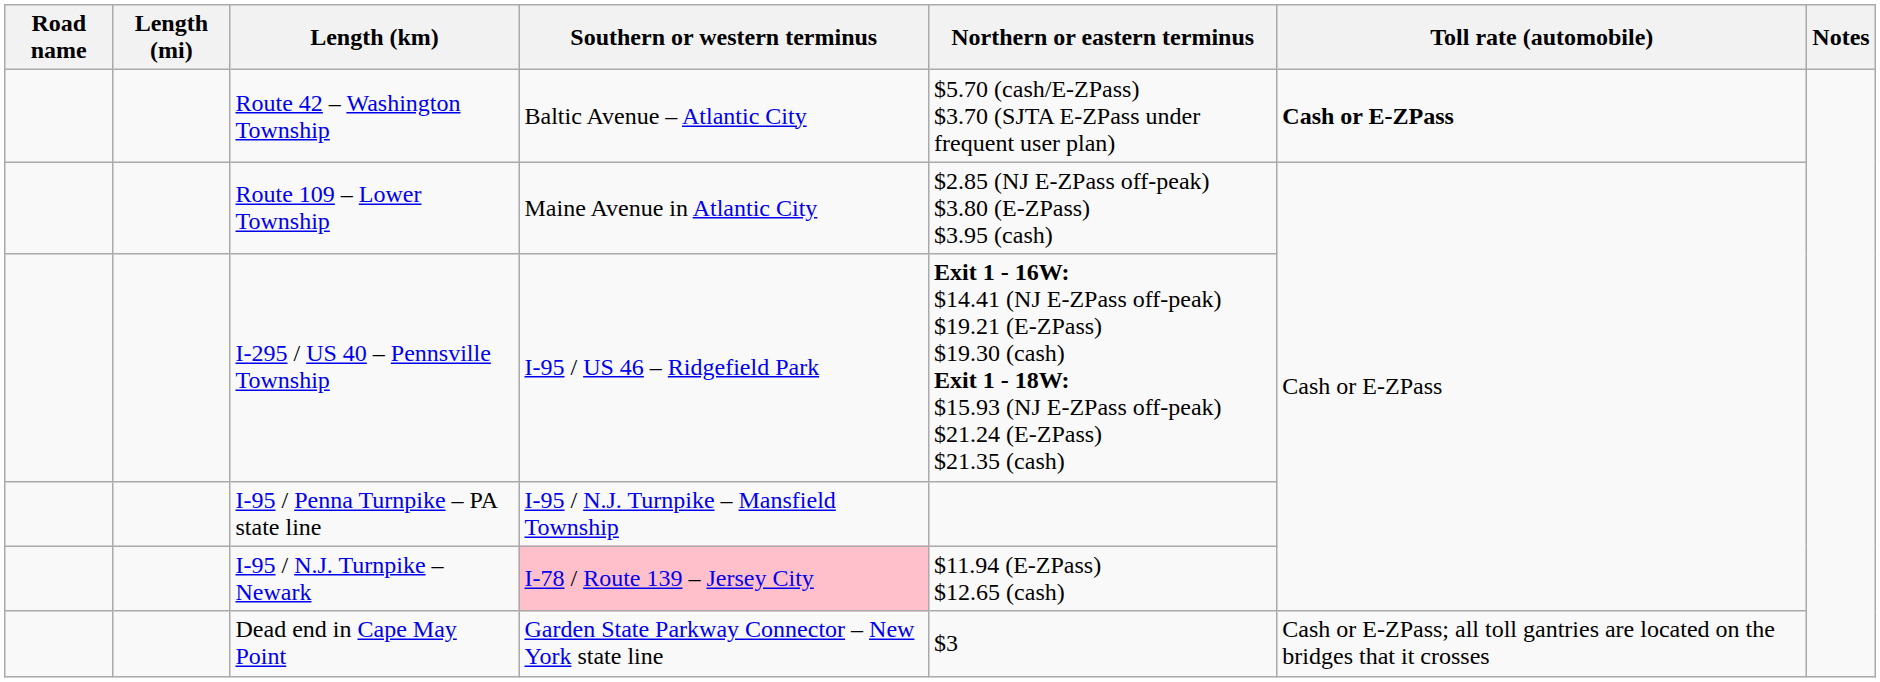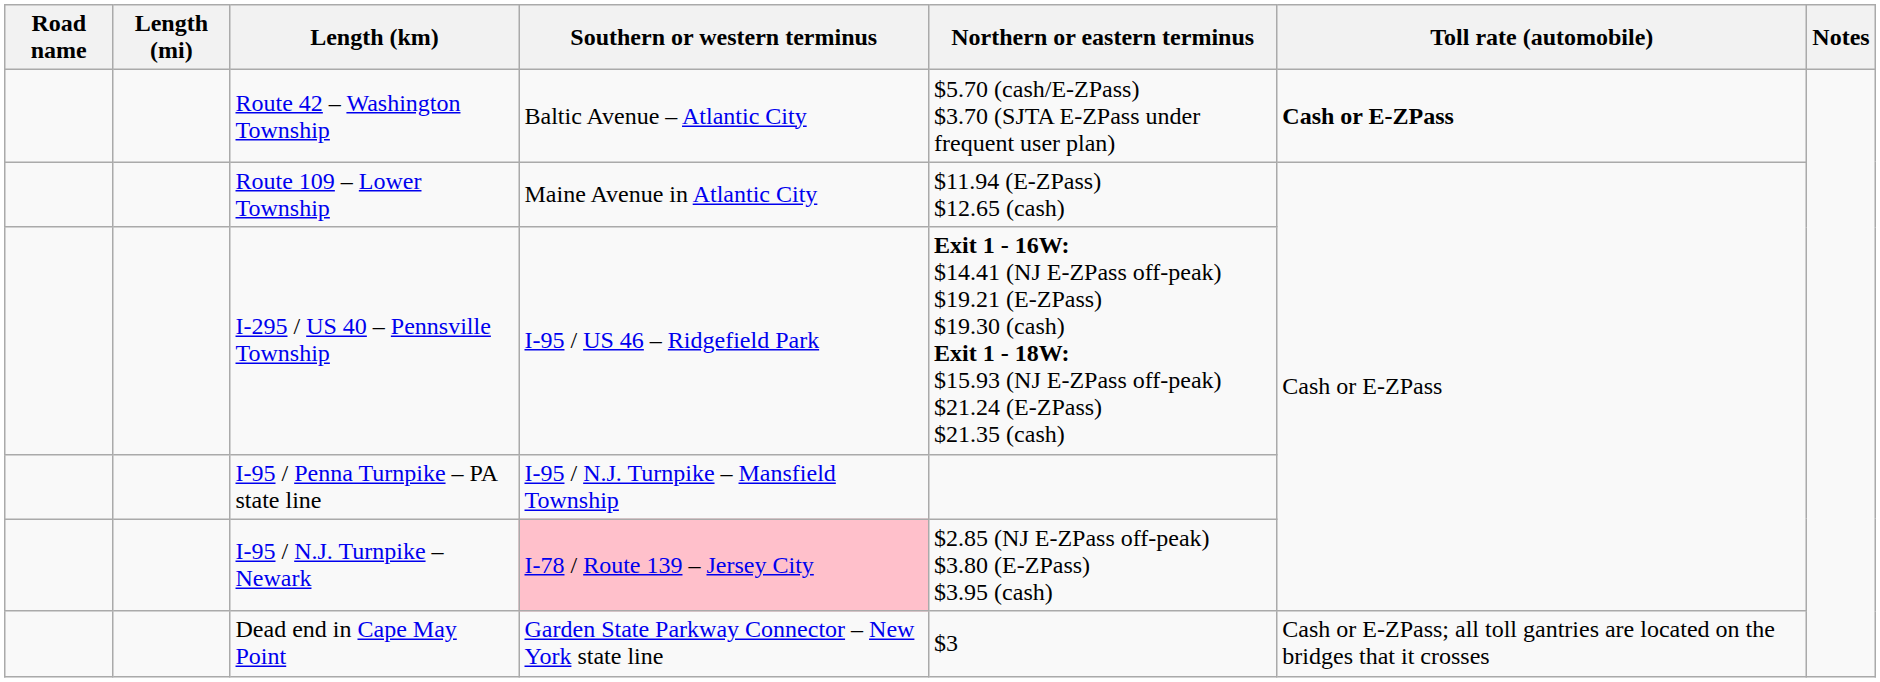(1072, 207) $2.85 (NJ E-ZPass off-peak) $3.80 (E-ZPass) $3.95 (cash) -> (1018, 194) $11.94 (E-ZPass) $12.65 (cash)
(1018, 578) $11.94 (E-ZPass) $12.65 (cash) -> (1072, 564) $2.85 (NJ E-ZPass off-peak) $3.80 (E-ZPass) $3.95 (cash)
